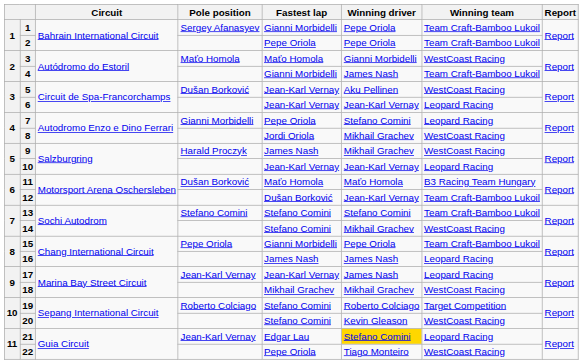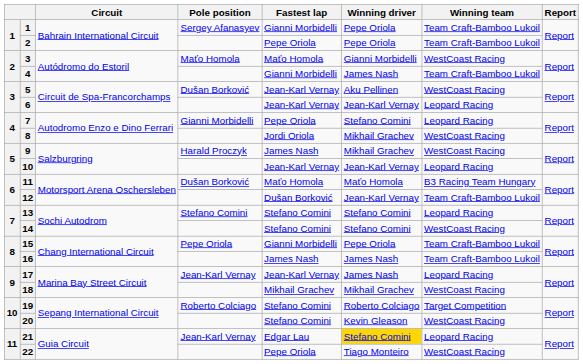(482, 212) Team Craft-Bamboo Lukoil -> (459, 212) Leopard Racing
(379, 228) Mikhail Grachev -> (377, 228) Stefano Comini
(459, 259) Leopard Racing -> (482, 259) Team Craft-Bamboo Lukoil
